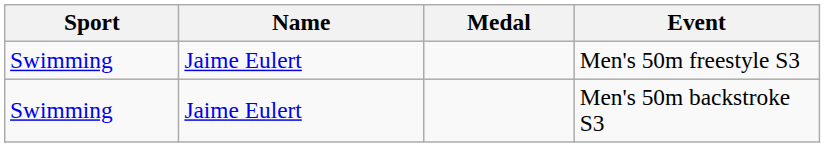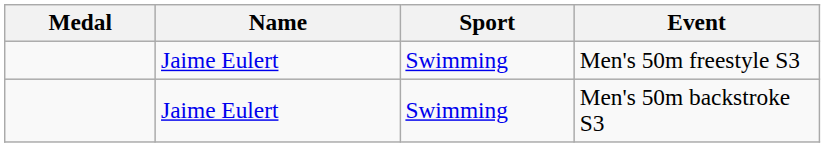columns swapped: (499, 23) <-> (92, 23)
